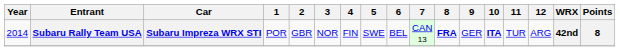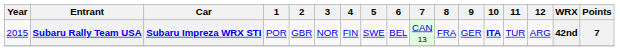(17, 33) 2014 -> (17, 33) 2015
(447, 33) bold -> (447, 33) normal
(598, 33) 8 -> (597, 33) 7
